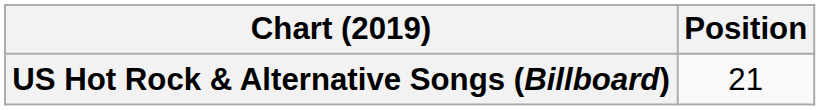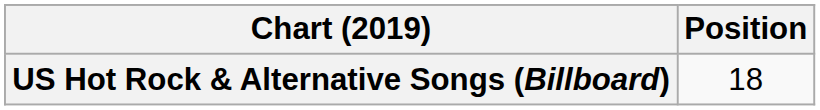(746, 78) 21 -> (746, 78) 18
